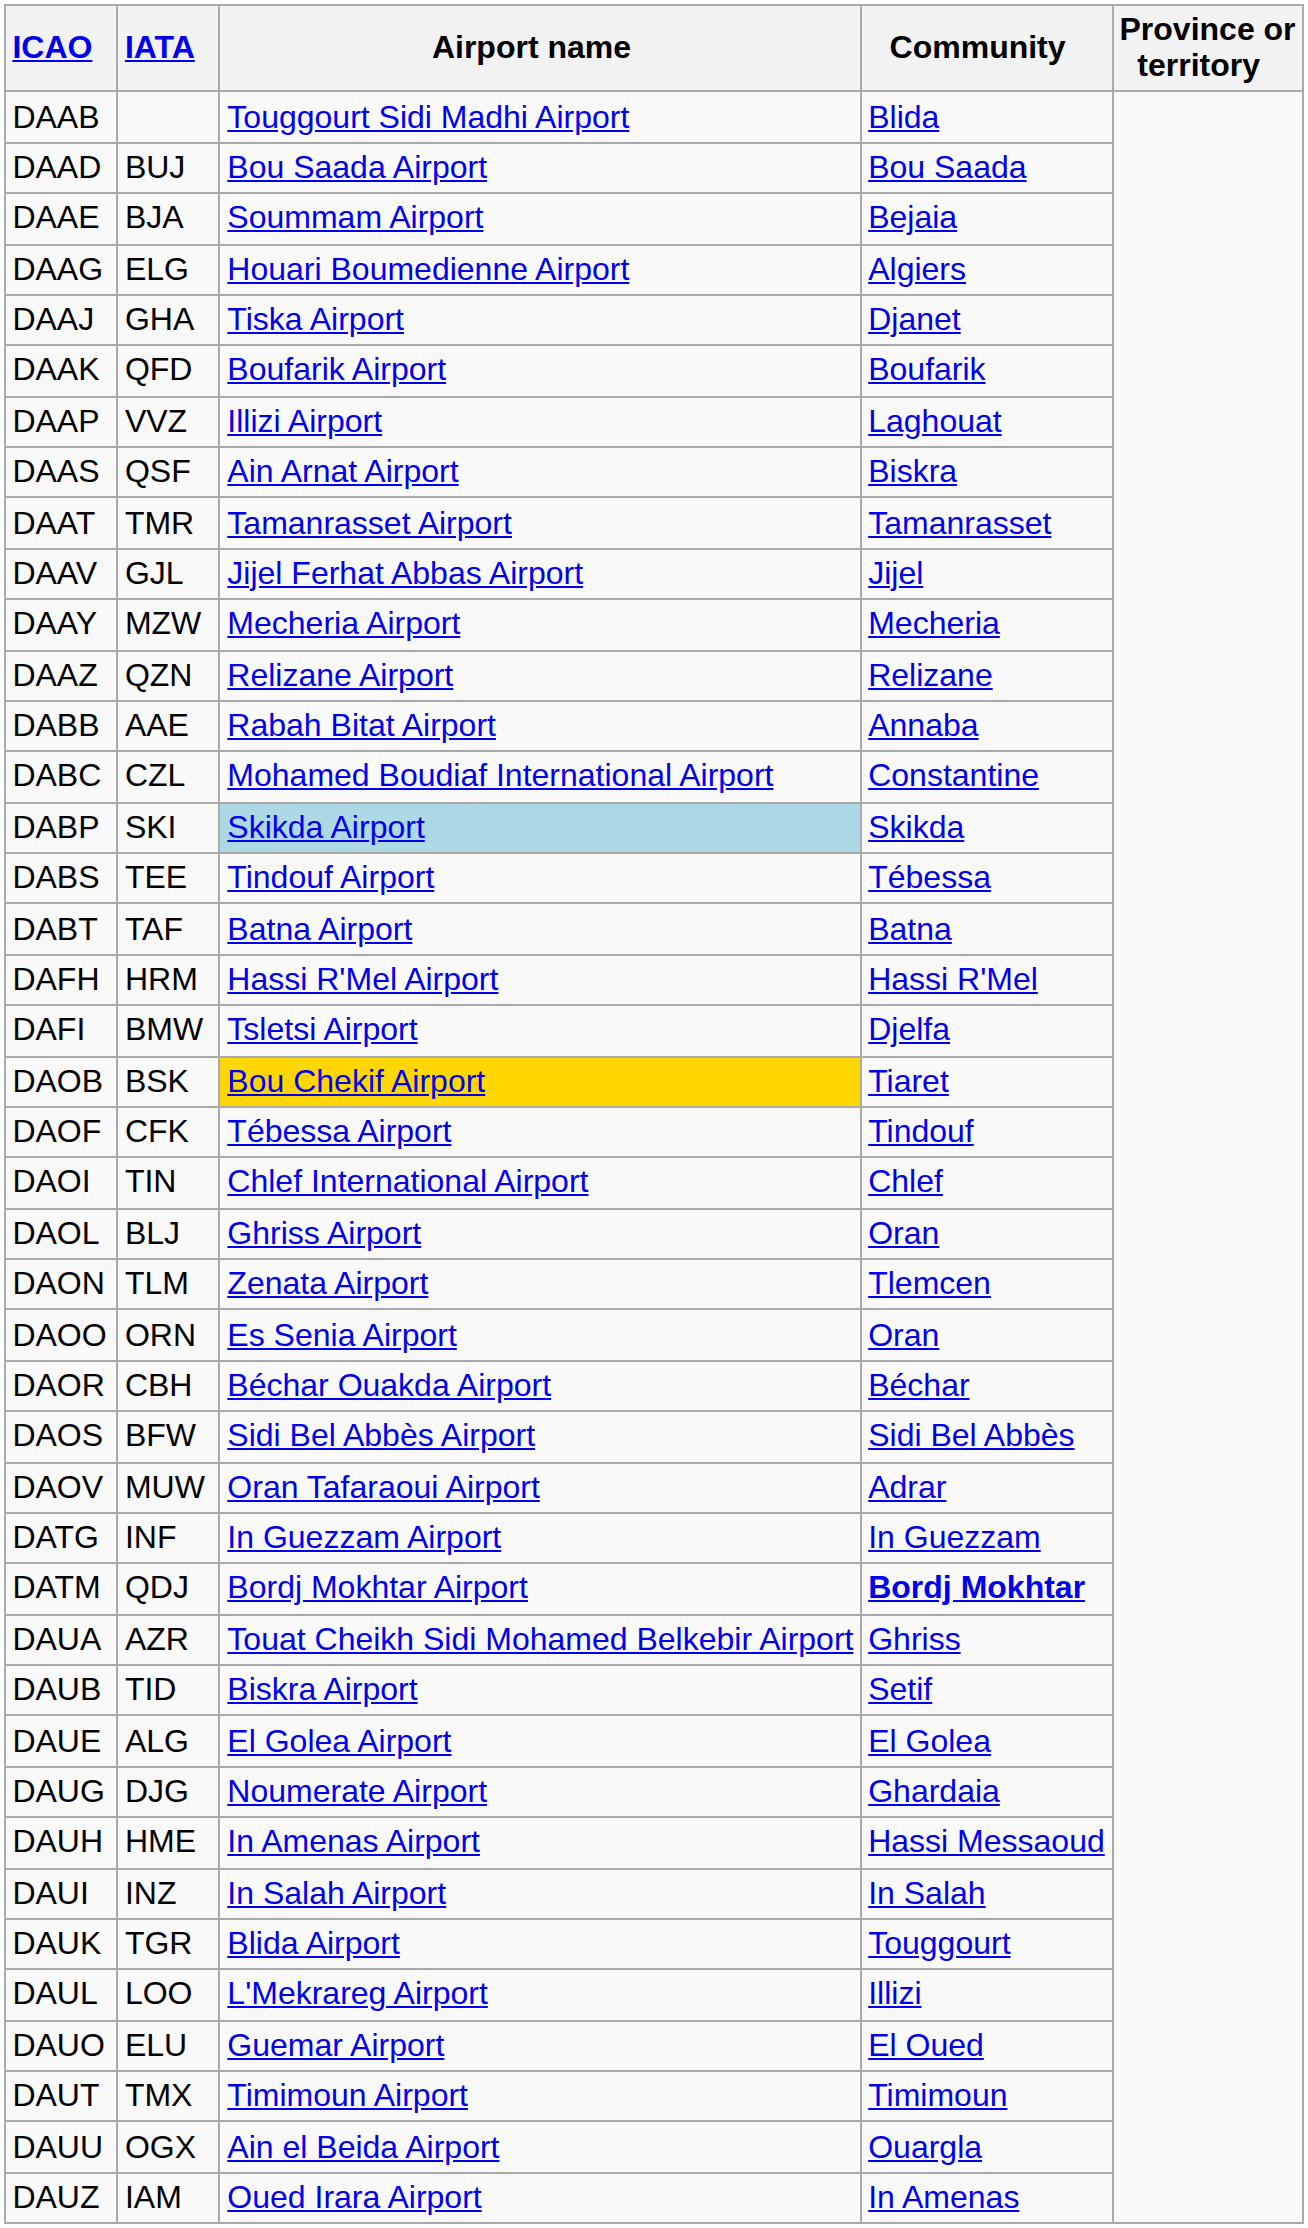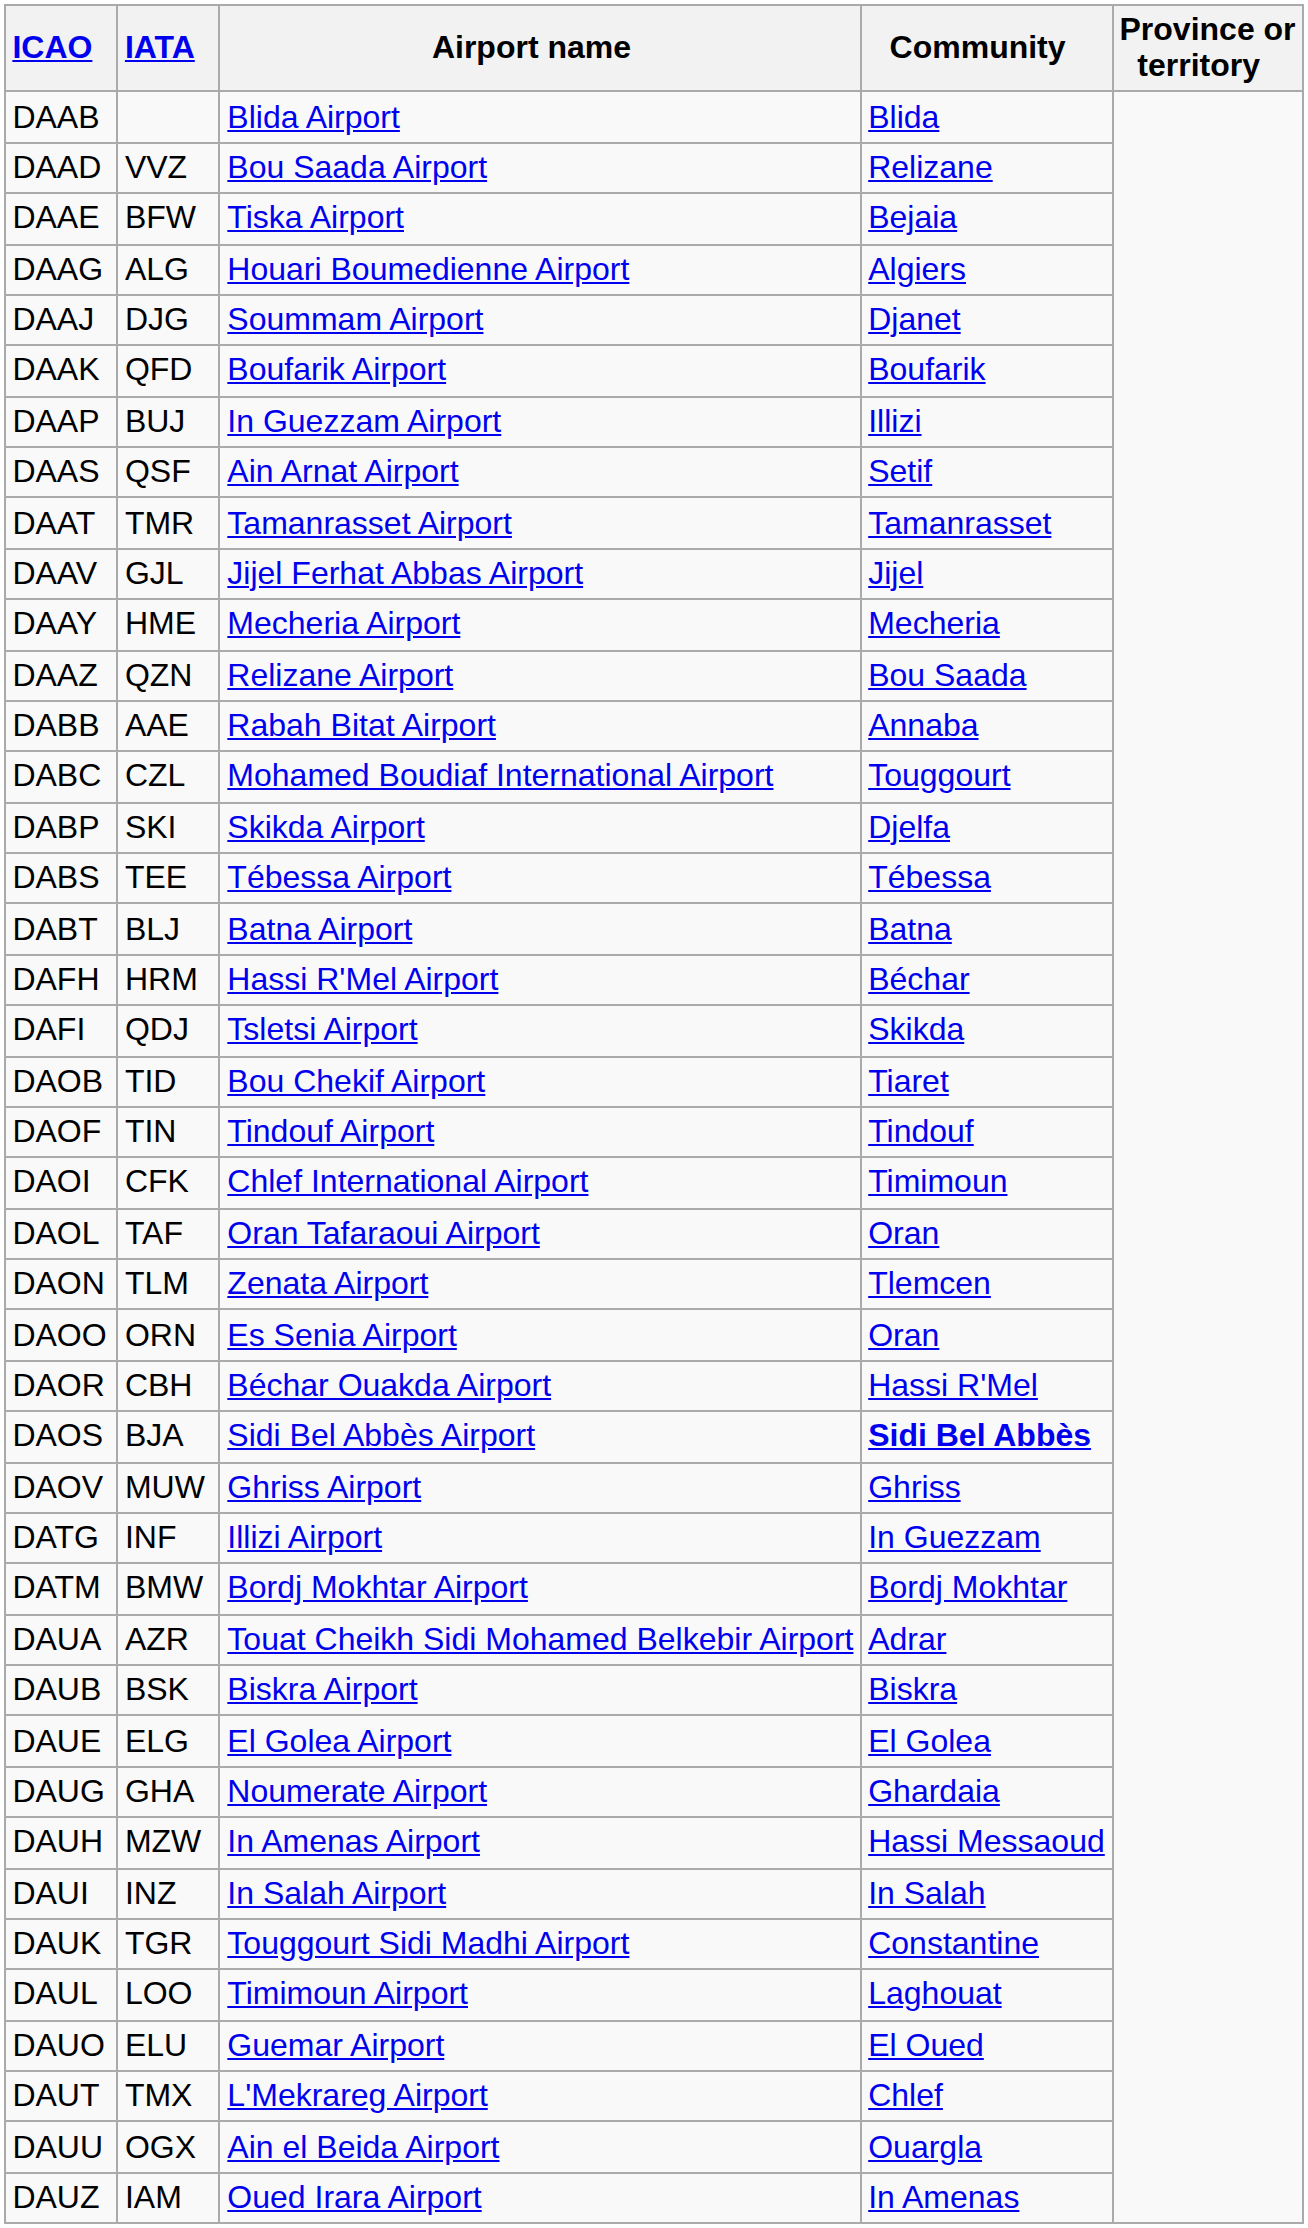(428, 116) Touggourt Sidi Madhi Airport -> (314, 116) Blida Airport
(155, 167) BUJ -> (156, 167) VVZ
(947, 167) Bou Saada -> (930, 167) Relizane
(154, 218) BJA -> (160, 218) BFW
(355, 218) Soummam Airport -> (316, 218) Tiska Airport
(157, 268) ELG -> (157, 268) ALG
(160, 319) GHA -> (157, 319) DJG
(316, 319) Tiska Airport -> (355, 319) Soummam Airport
(156, 421) VVZ -> (155, 421) BUJ
(305, 421) Illizi Airport -> (364, 421) In Guezzam Airport
(935, 421) Laghouat -> (895, 421) Illizi
(913, 471) Biskra -> (900, 471) Setif
(163, 624) MZW -> (160, 624) HME
(930, 674) Relizane -> (947, 674) Bou Saada
(954, 776) Constantine -> (939, 776) Touggourt
(326, 827) lightblue background -> (326, 827) no background
(916, 827) Skikda -> (909, 827) Djelfa
(331, 877) Tindouf Airport -> (339, 877) Tébessa Airport
(154, 928) TAF -> (152, 928) BLJ
(953, 979) Hassi R'Mel -> (919, 979) Béchar
(164, 1030) BMW -> (157, 1030) QDJ
(909, 1030) Djelfa -> (916, 1030) Skikda
(157, 1080) BSK -> (151, 1080) TID
(356, 1080) gold background -> (356, 1080) no background
(157, 1131) CFK -> (151, 1131) TIN
(339, 1131) Tébessa Airport -> (331, 1131) Tindouf Airport
(151, 1182) TIN -> (157, 1182) CFK
(906, 1182) Chlef -> (938, 1182) Timimoun
(152, 1233) BLJ -> (154, 1233) TAF
(324, 1233) Ghriss Airport -> (384, 1233) Oran Tafaraoui Airport
(919, 1385) Béchar -> (953, 1385) Hassi R'Mel
(160, 1436) BFW -> (154, 1436) BJA
(971, 1436) normal -> (980, 1436) bold
(384, 1486) Oran Tafaraoui Airport -> (324, 1486) Ghriss Airport
(907, 1486) Adrar -> (914, 1486) Ghriss
(364, 1537) In Guezzam Airport -> (305, 1537) Illizi Airport
(157, 1588) QDJ -> (164, 1588) BMW
(977, 1588) bold -> (968, 1588) normal
(914, 1639) Ghriss -> (907, 1639) Adrar
(151, 1689) TID -> (157, 1689) BSK
(900, 1689) Setif -> (913, 1689) Biskra
(157, 1740) ALG -> (157, 1740) ELG
(157, 1791) DJG -> (160, 1791) GHA
(160, 1842) HME -> (163, 1842) MZW
(314, 1943) Blida Airport -> (428, 1943) Touggourt Sidi Madhi Airport
(939, 1943) Touggourt -> (954, 1943) Constantine
(358, 1994) L'Mekrareg Airport -> (348, 1994) Timimoun Airport
(895, 1994) Illizi -> (935, 1994) Laghouat
(348, 2095) Timimoun Airport -> (358, 2095) L'Mekrareg Airport
(938, 2095) Timimoun -> (906, 2095) Chlef
